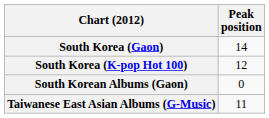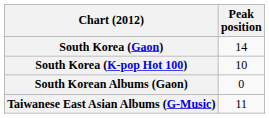(241, 65) 12 -> (241, 65) 10
